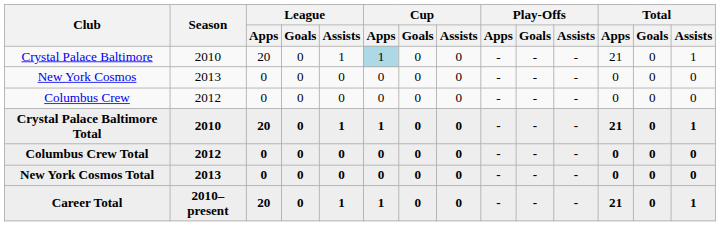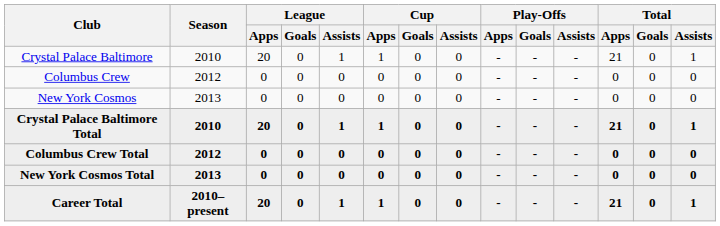(381, 56) lightblue background -> (381, 56) no background
rows swapped: (87, 98) <-> (87, 77)
